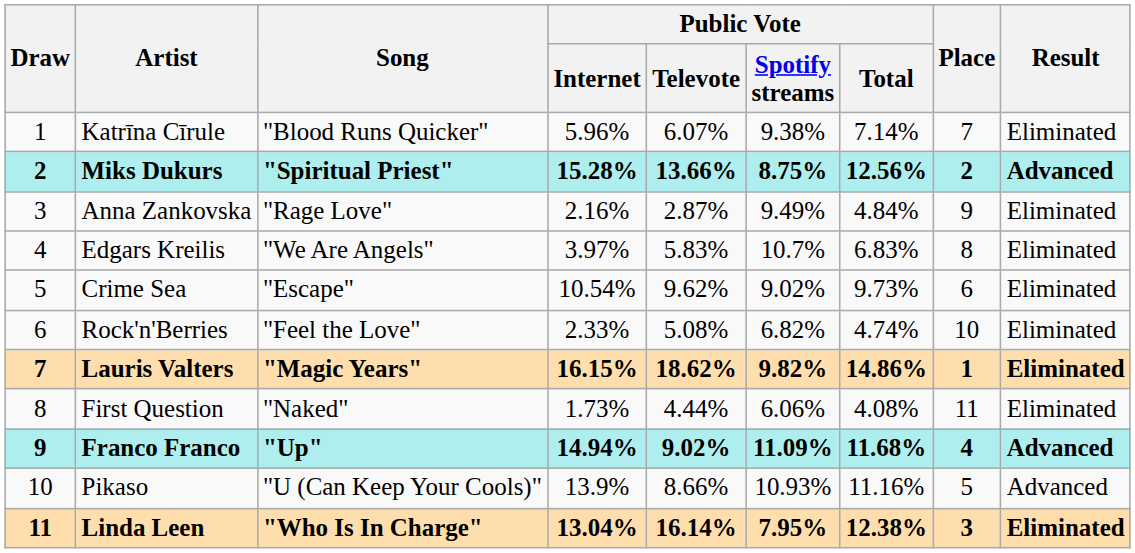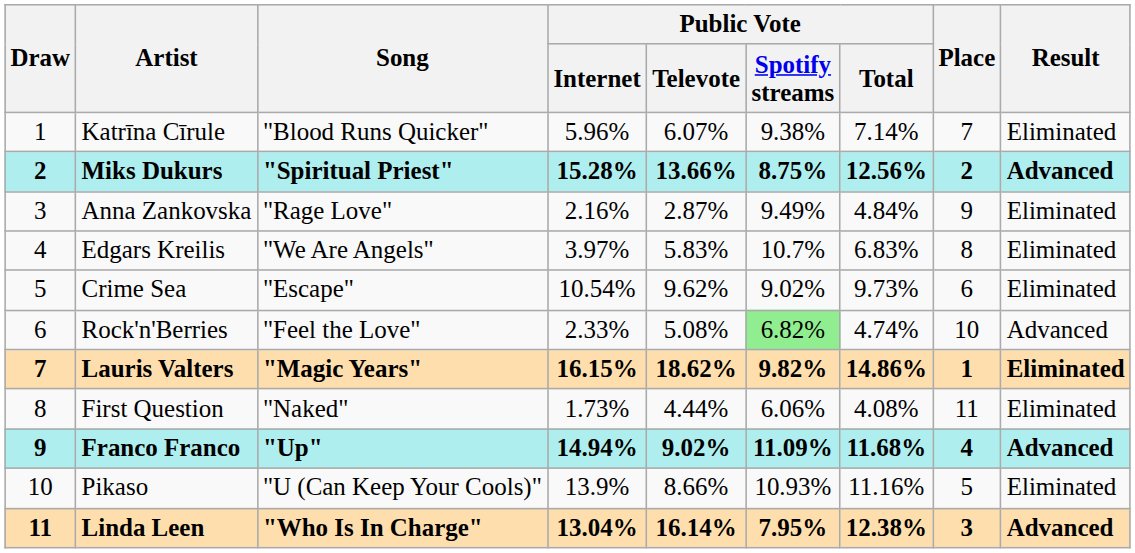(793, 329) no background -> (793, 329) lightgreen background
(1061, 329) Eliminated -> (1057, 329) Advanced
(1057, 487) Advanced -> (1061, 487) Eliminated
(1066, 527) Eliminated -> (1060, 527) Advanced
